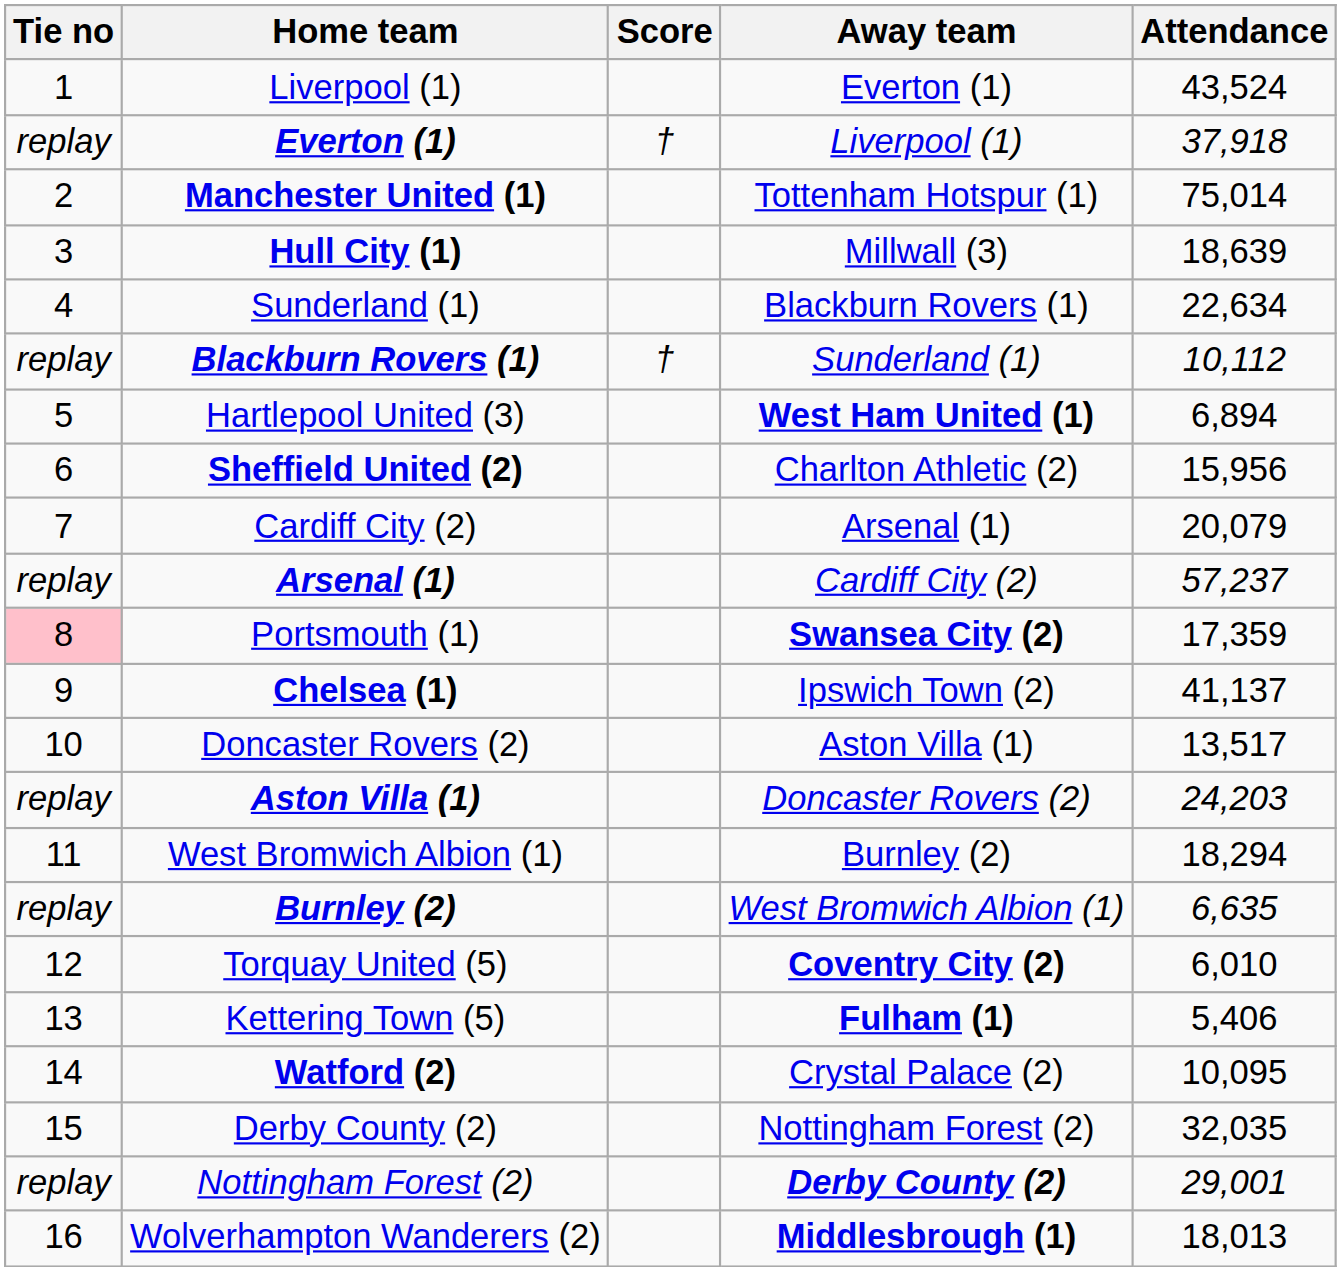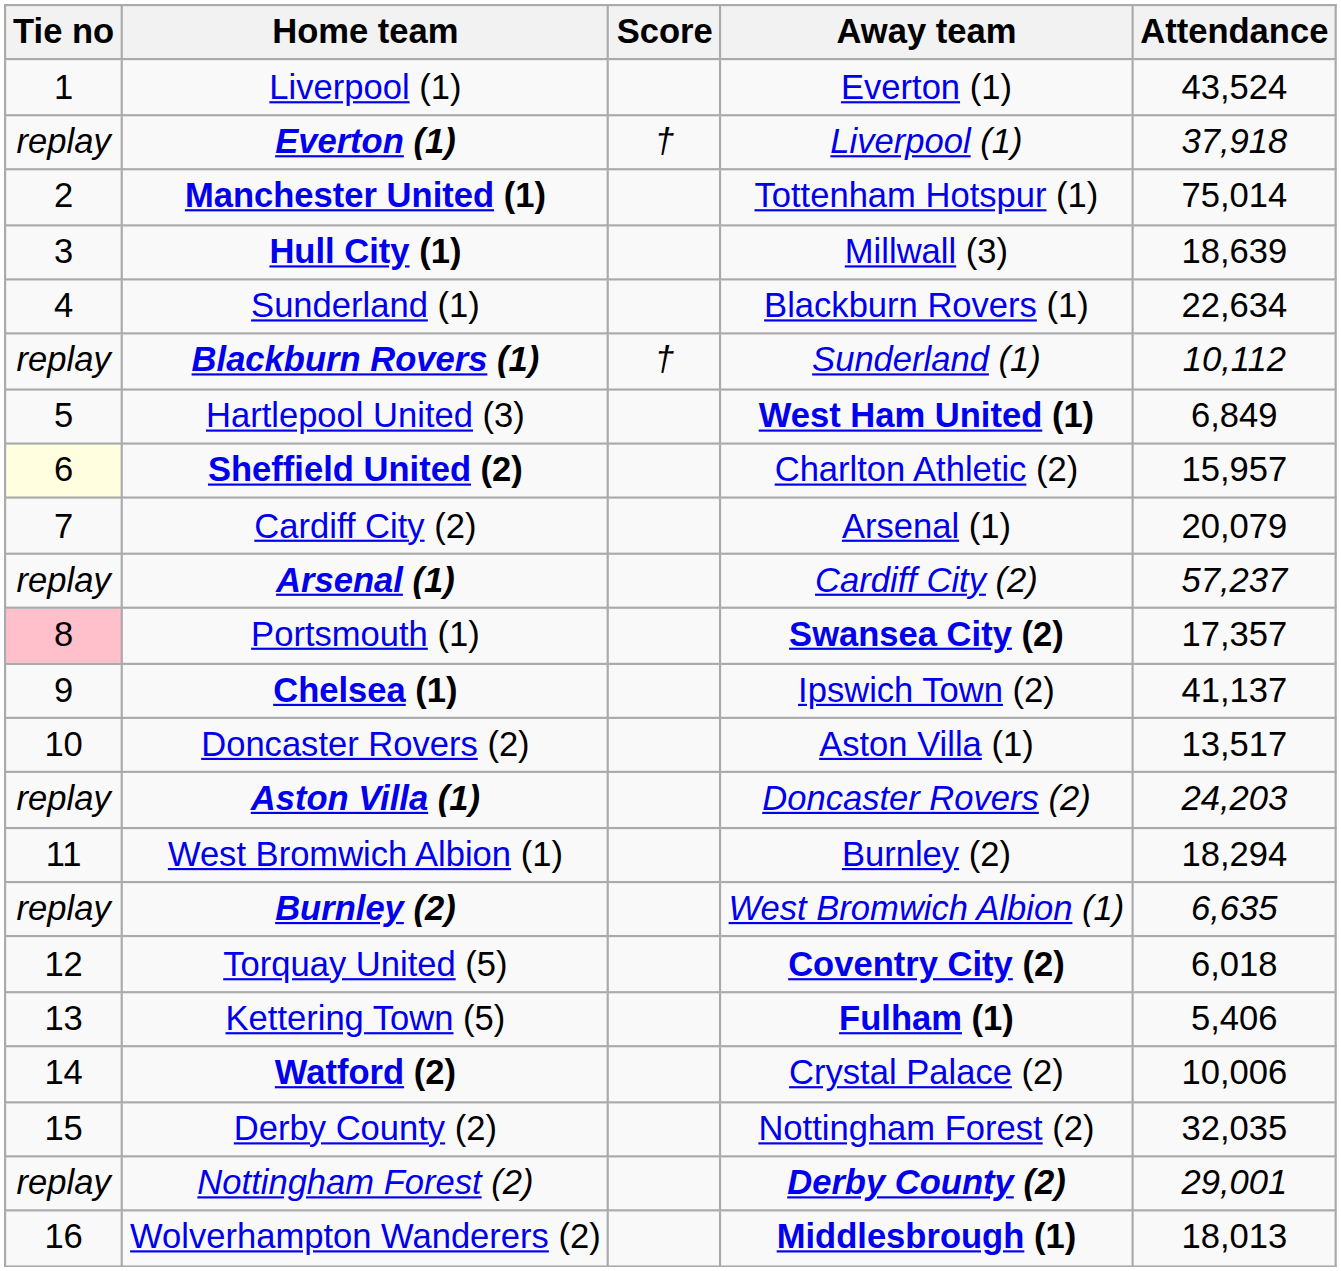(1234, 415) 6,894 -> (1234, 415) 6,849
(64, 470) no background -> (64, 470) lightyellow background
(1234, 470) 15,956 -> (1234, 470) 15,957
(1234, 634) 17,359 -> (1234, 634) 17,357
(1234, 963) 6,010 -> (1234, 963) 6,018
(1234, 1073) 10,095 -> (1234, 1073) 10,006
